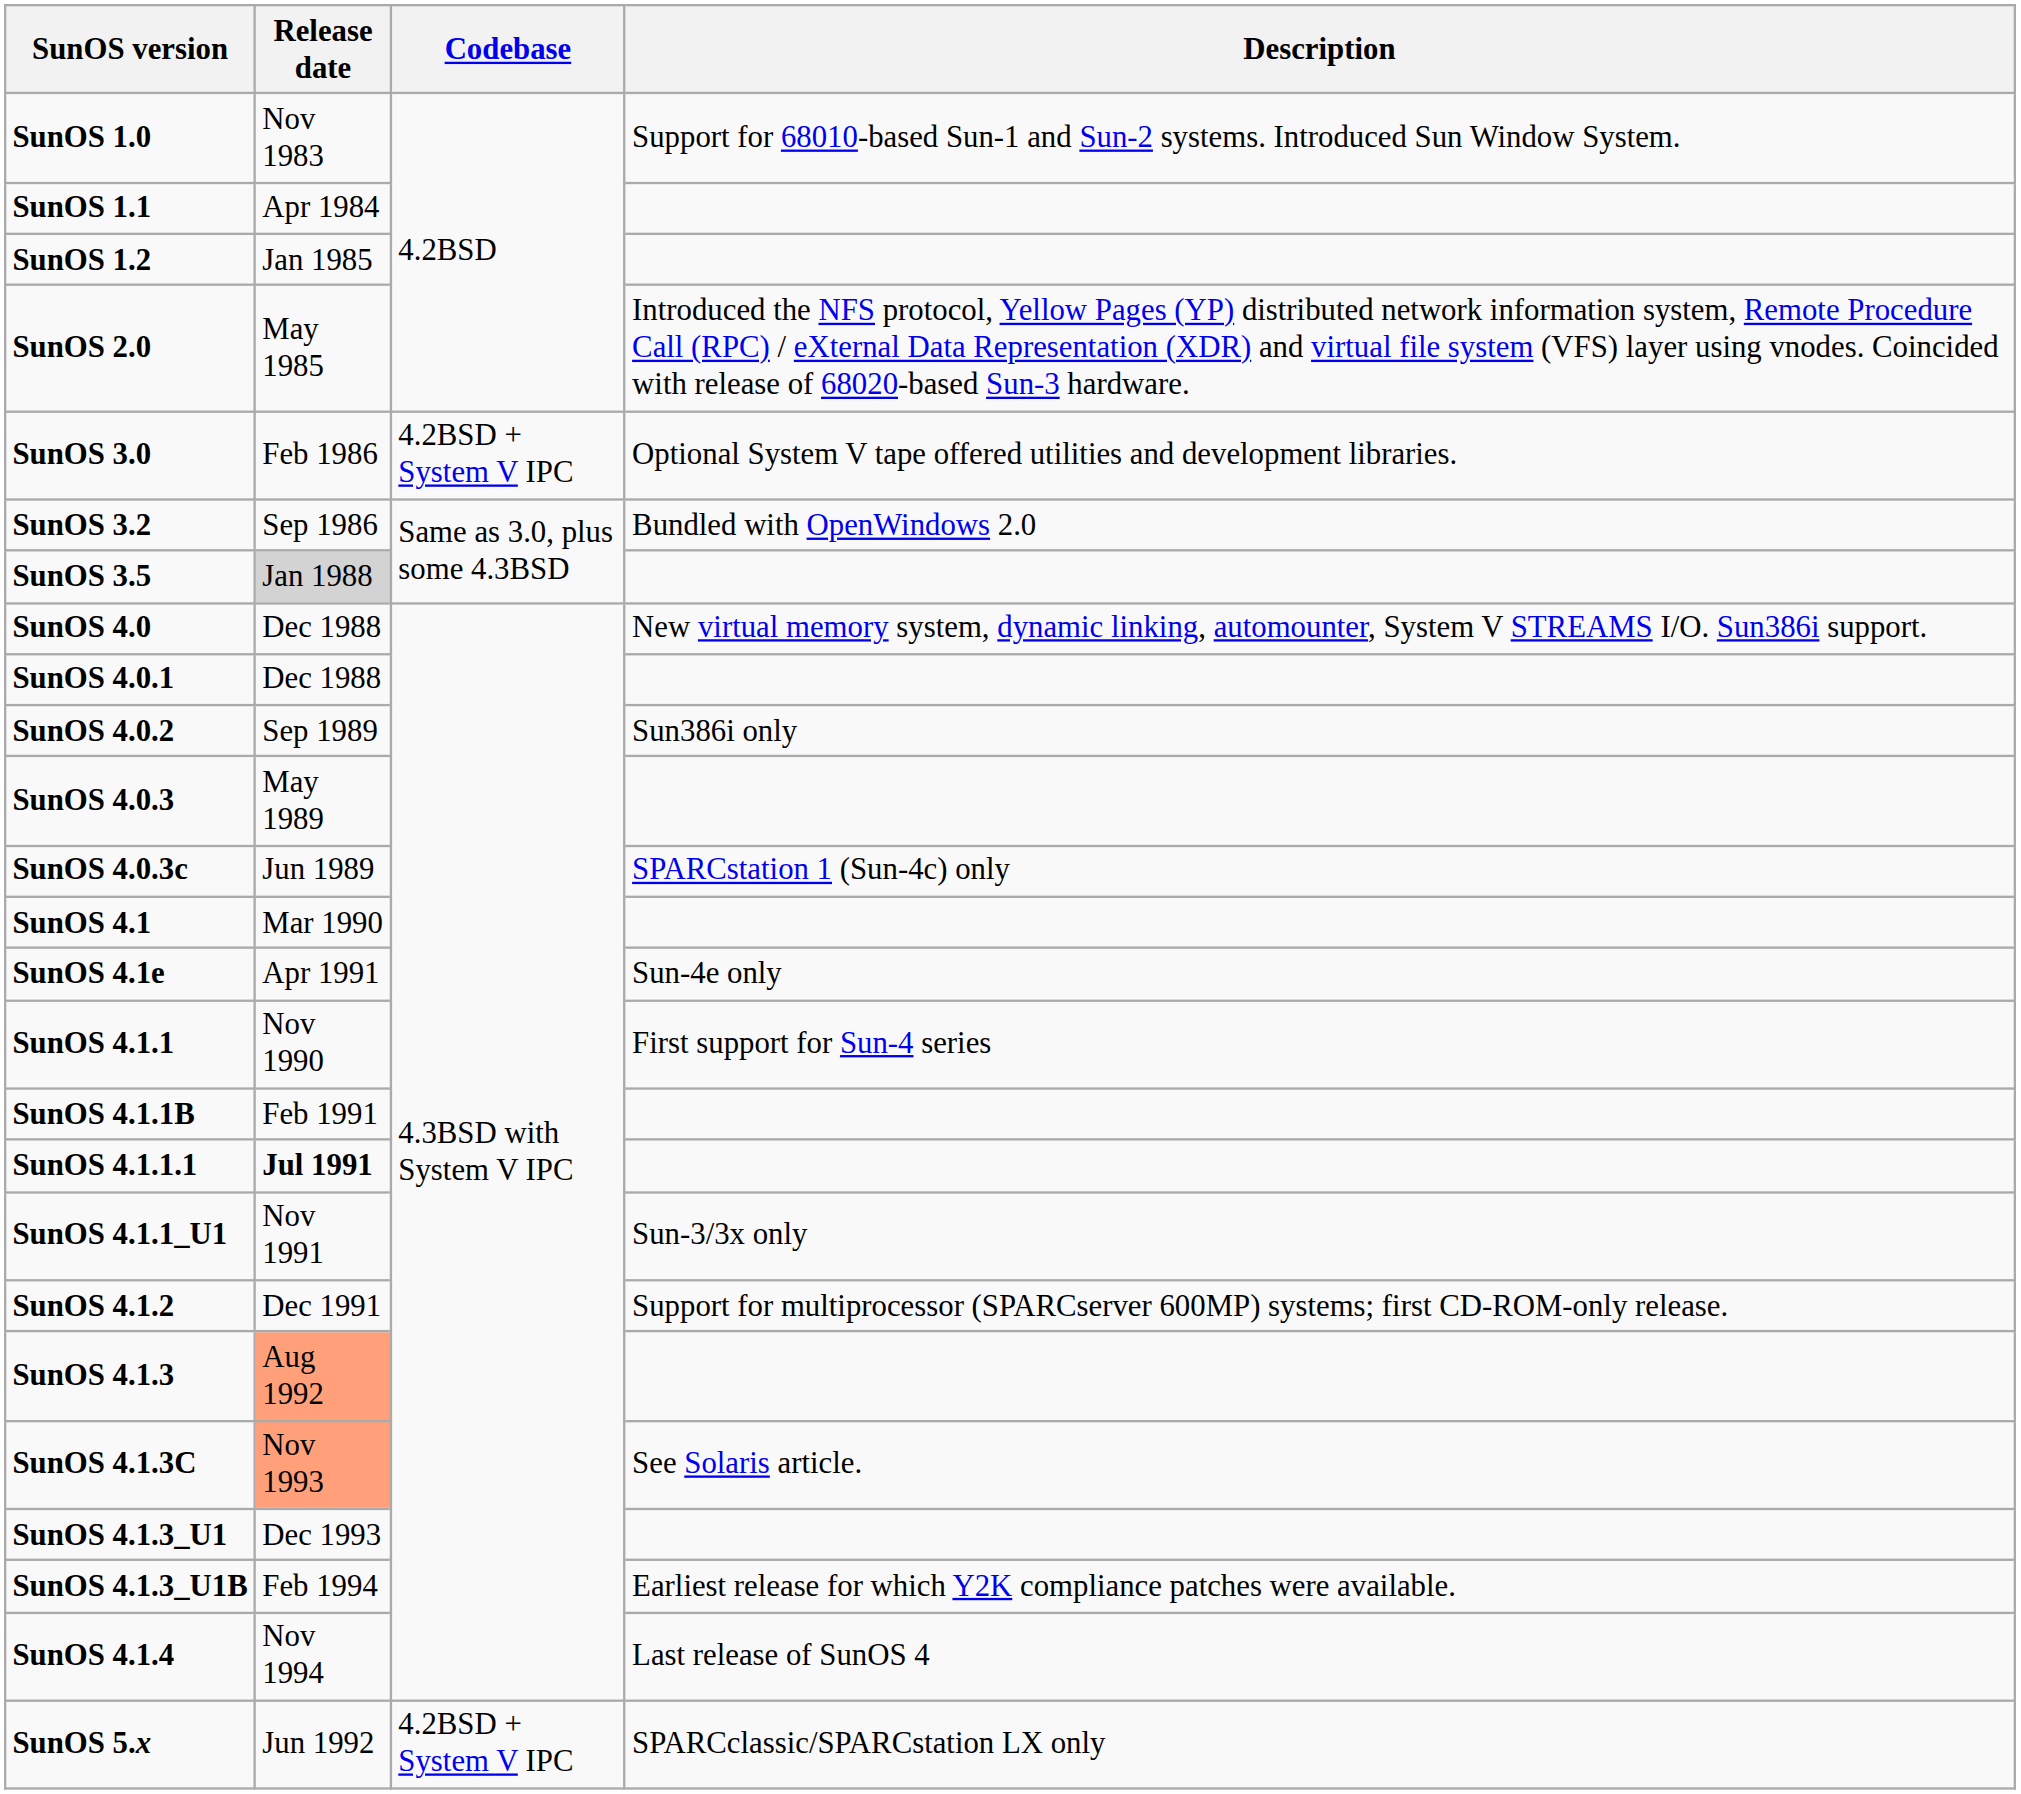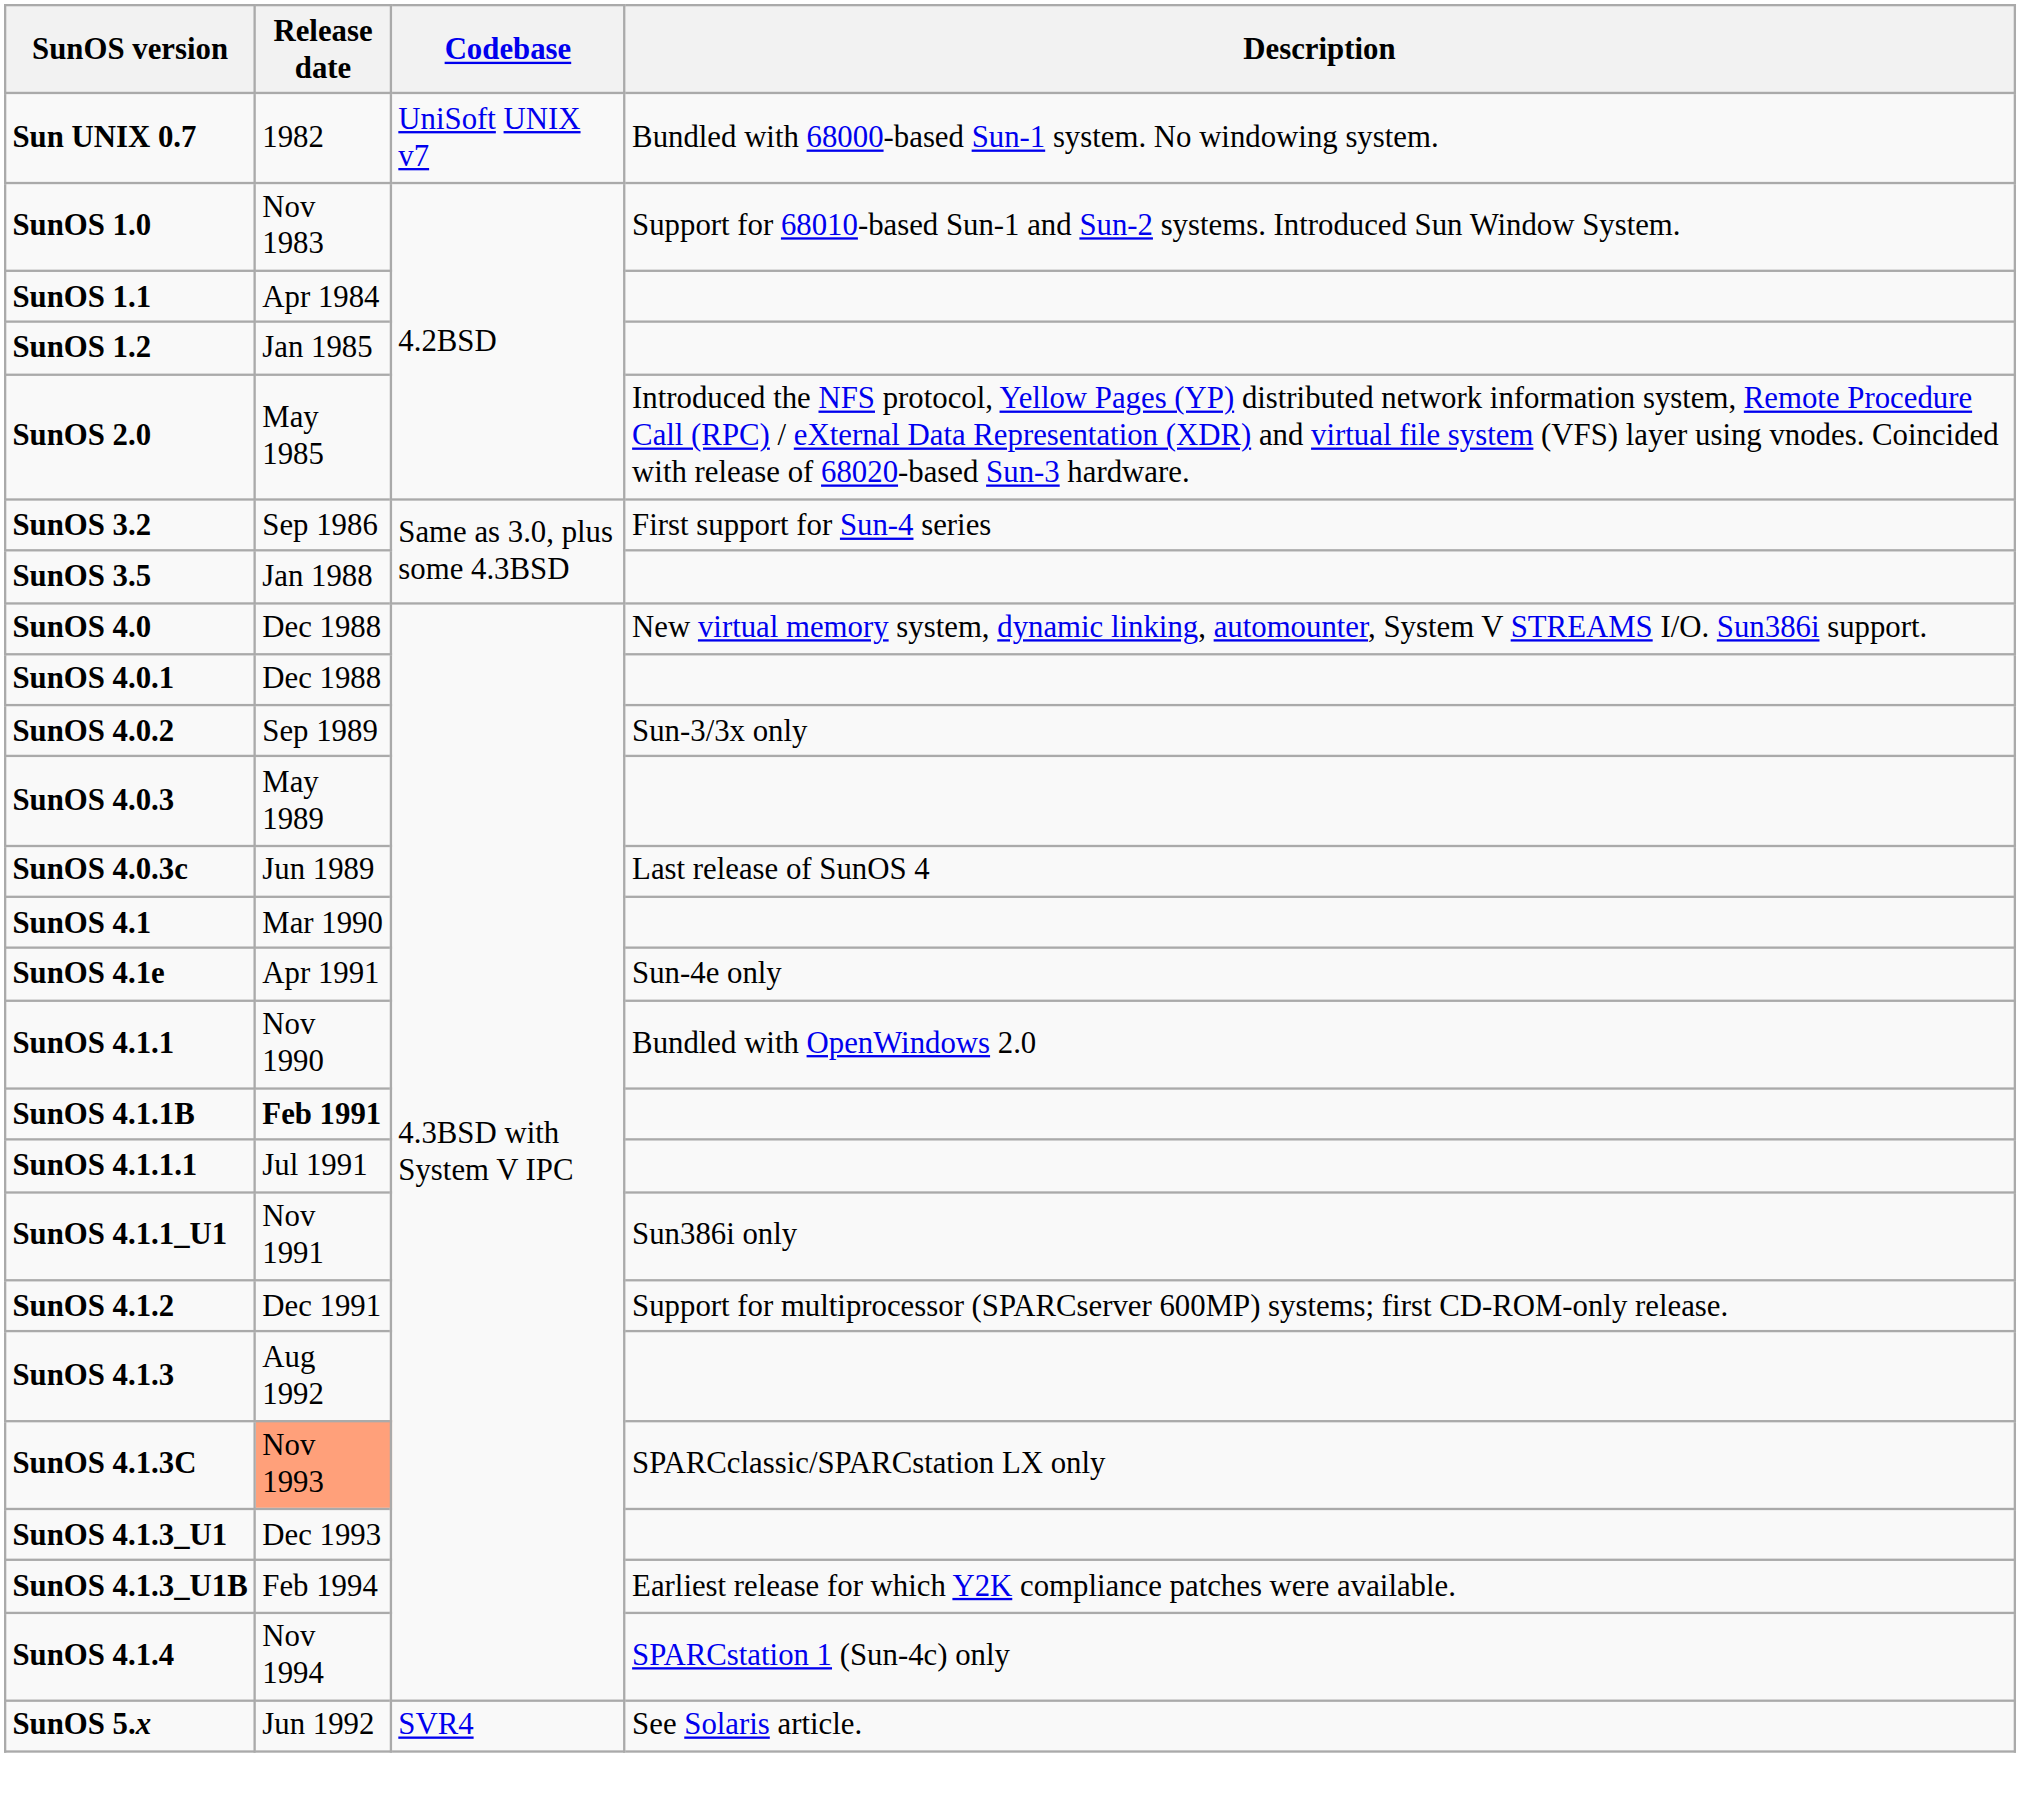+ row: (104, 137)
- row: (82, 454)
(834, 524) Bundled with OpenWindows 2.0 -> (812, 524) First support for Sun-4 series
(317, 576) lightgrey background -> (317, 576) no background
(715, 730) Sun386i only -> (720, 730) Sun-3/3x only
(821, 870) SPARCstation 1 (Sun-4c) only -> (781, 870) Last release of SunOS 4
(812, 1043) First support for Sun-4 series -> (834, 1043) Bundled with OpenWindows 2.0
(320, 1113) normal -> (322, 1113) bold
(318, 1165) bold -> (315, 1165) normal
(720, 1235) Sun-3/3x only -> (715, 1235) Sun386i only
(293, 1375) lightsalmon background -> (293, 1375) no background
(747, 1464) See Solaris article. -> (869, 1464) SPARCclassic/SPARCstation LX only
(781, 1655) Last release of SunOS 4 -> (821, 1655) SPARCstation 1 (Sun-4c) only
(486, 1744) 4.2BSD + System V IPC -> (436, 1725) SVR4
(869, 1744) SPARCclassic/SPARCstation LX only -> (747, 1725) See Solaris article.
